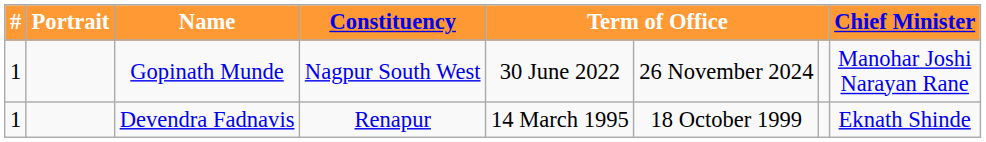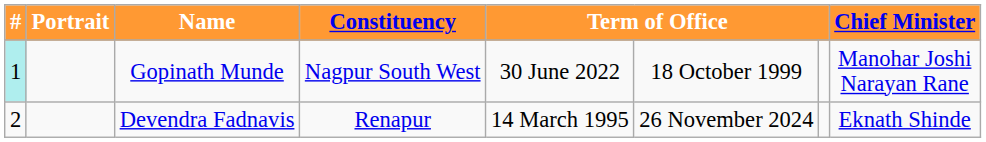(16, 70) no background -> (16, 70) paleturquoise background
(726, 70) 26 November 2024 -> (726, 70) 18 October 1999
(16, 119) 1 -> (16, 119) 2
(726, 119) 18 October 1999 -> (726, 119) 26 November 2024
